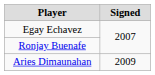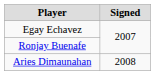(125, 62) 2009 -> (125, 62) 2008
